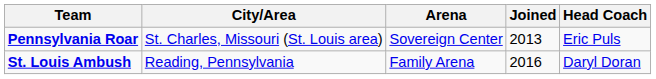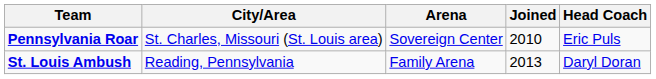(526, 39) 2013 -> (526, 39) 2010
(526, 62) 2016 -> (526, 62) 2013
